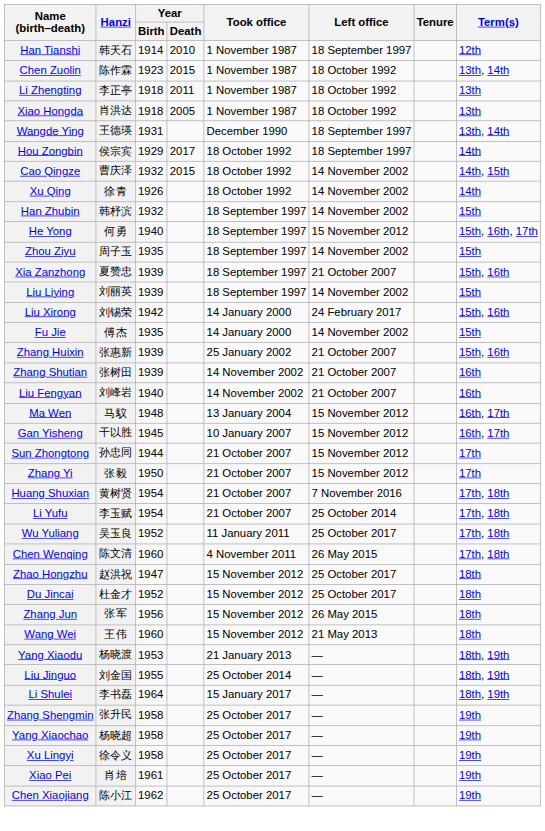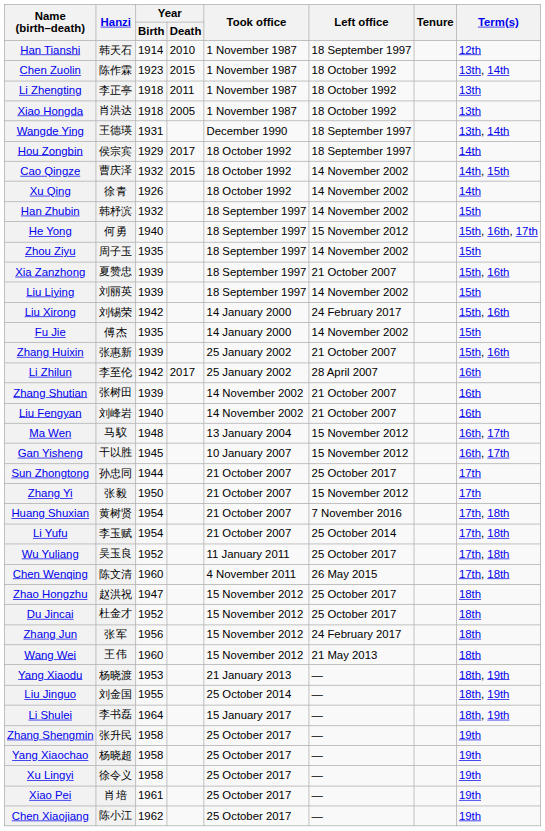+ row: (50, 372)
(360, 453) 15 November 2012 -> (354, 473) 25 October 2017
(344, 614) 26 May 2015 -> (356, 634) 24 February 2017
